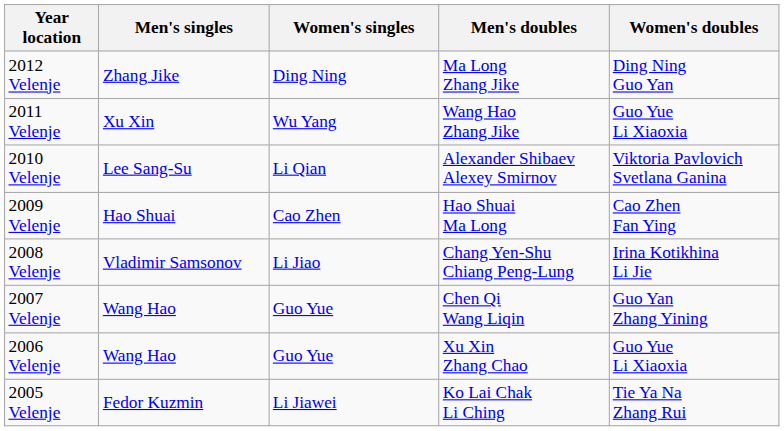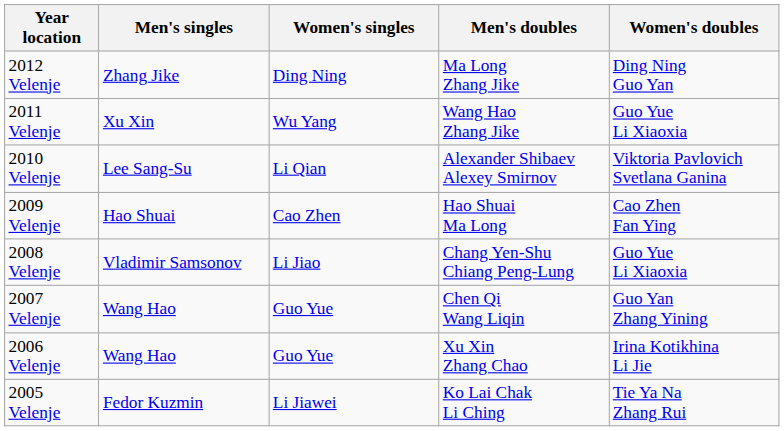(666, 262) Irina Kotikhina Li Jie -> (650, 262) Guo Yue Li Xiaoxia
(650, 355) Guo Yue Li Xiaoxia -> (666, 355) Irina Kotikhina Li Jie
